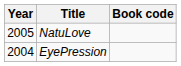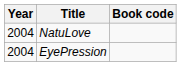(20, 33) 2005 -> (20, 33) 2004
